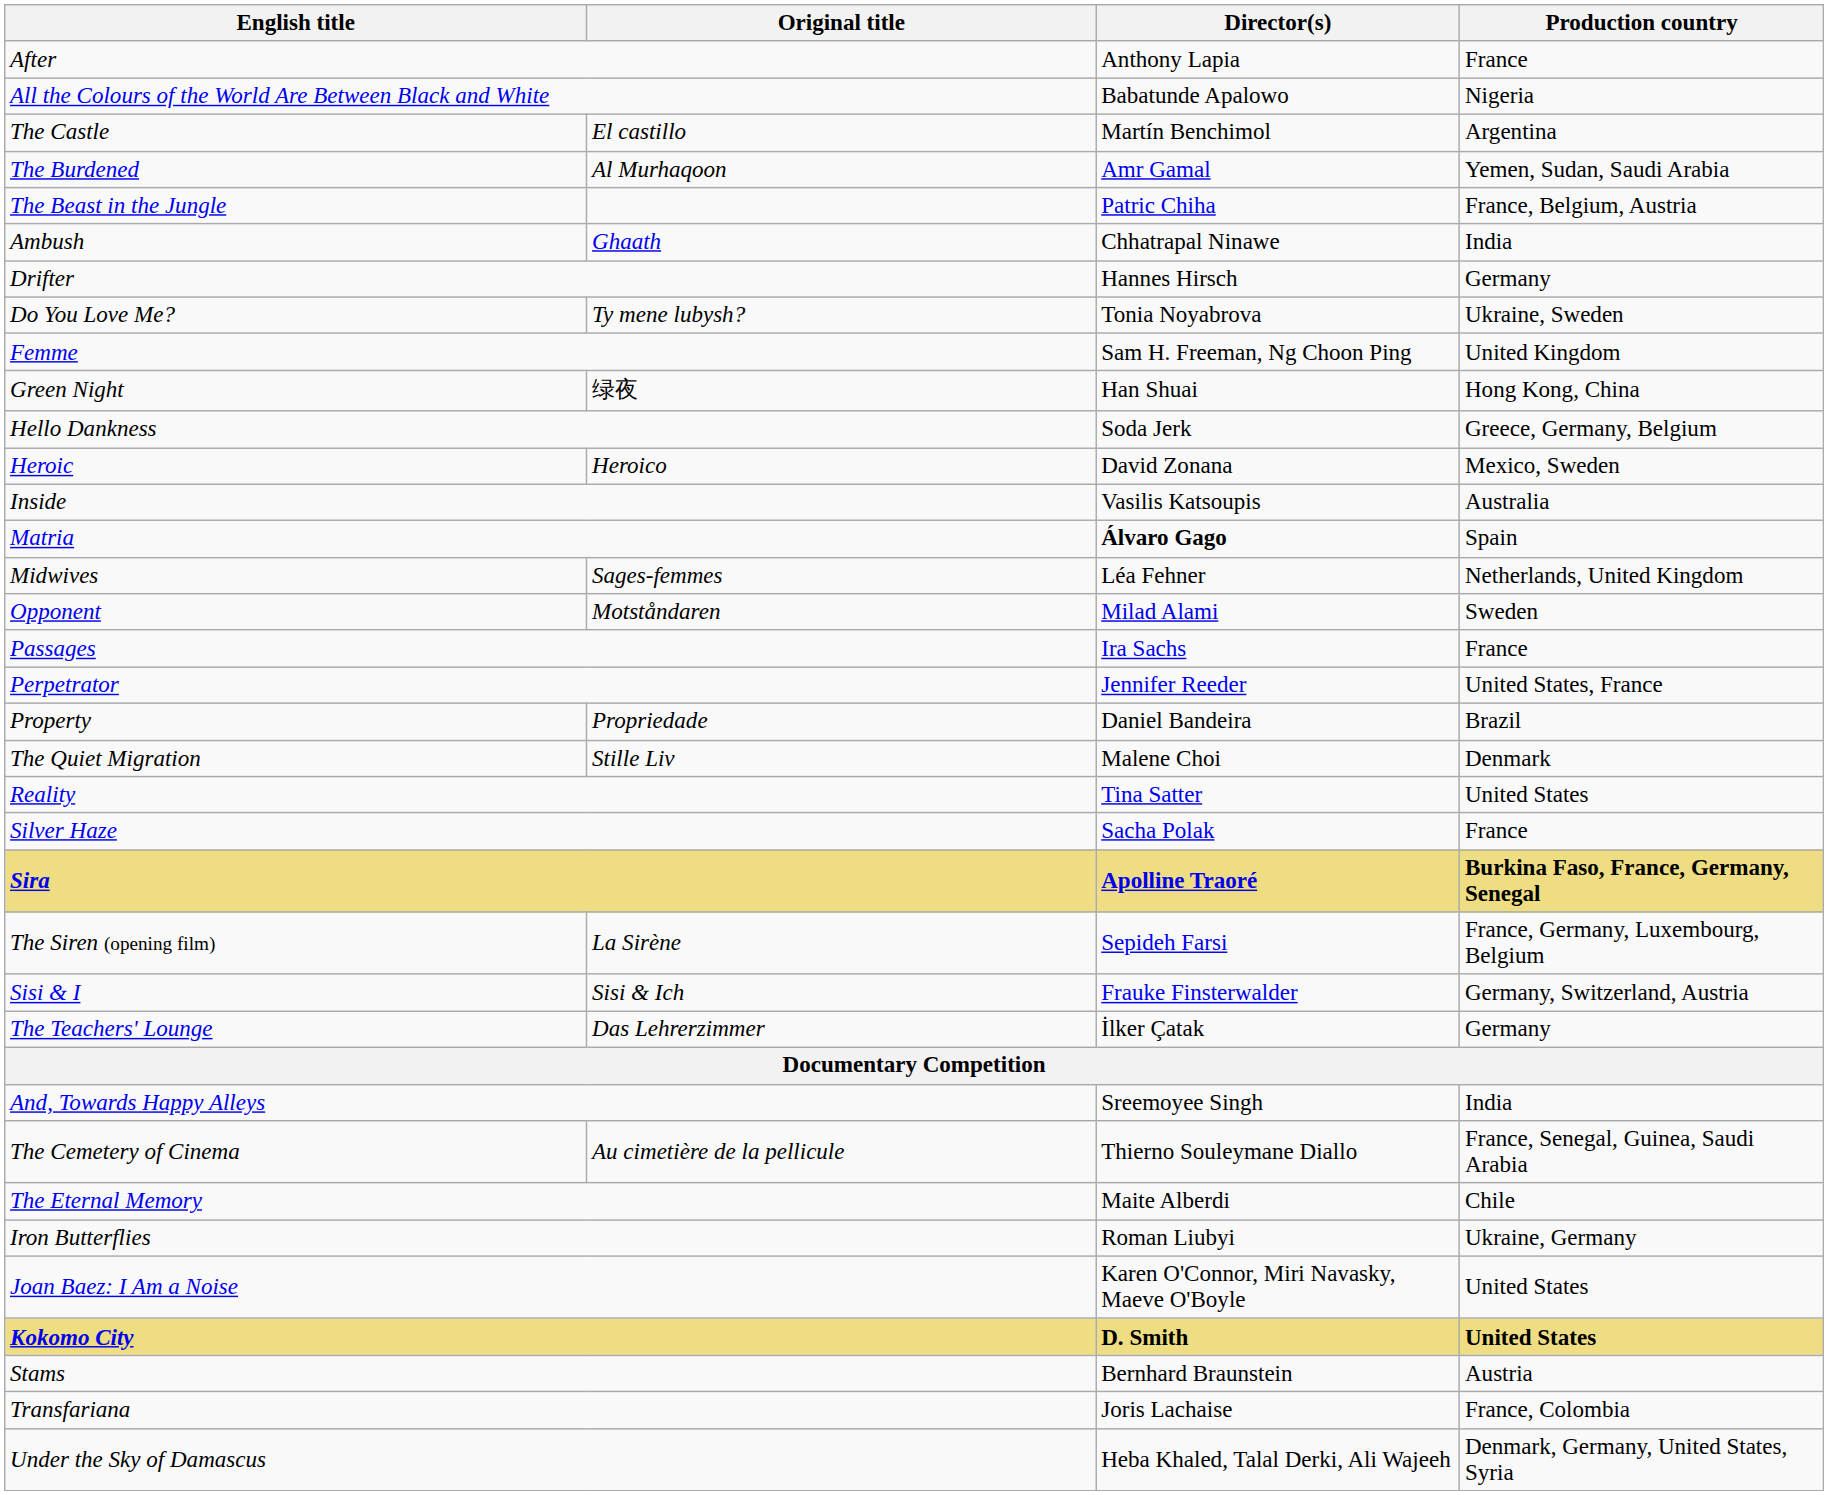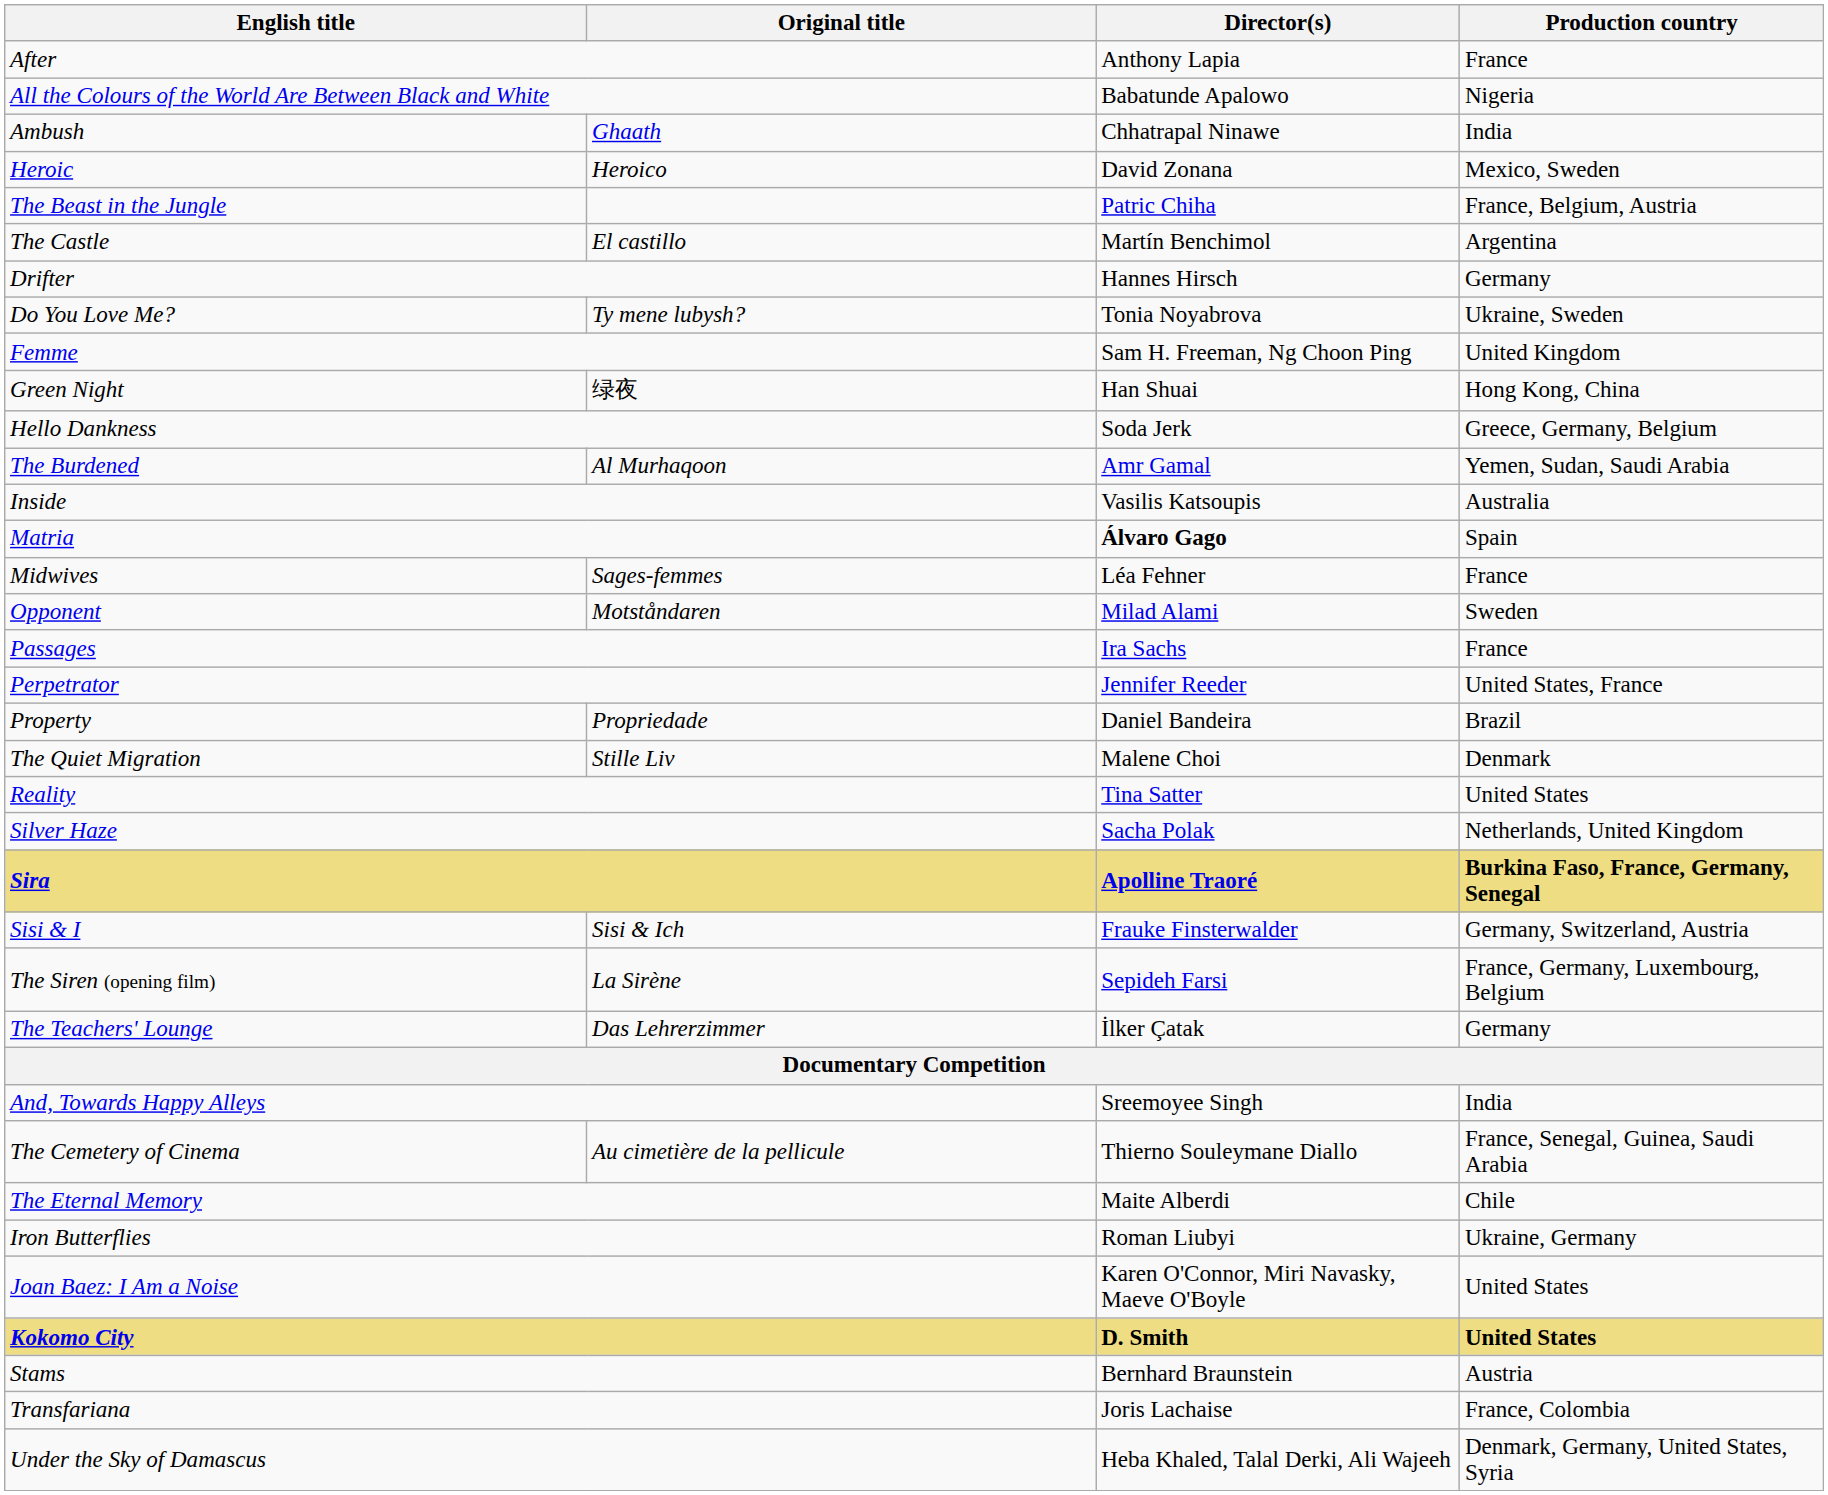rows swapped: (47, 242) <-> (60, 132)
rows swapped: (75, 168) <-> (42, 465)
(1604, 575) Netherlands, United Kingdom -> (1496, 575) France
(1496, 830) France -> (1604, 830) Netherlands, United Kingdom
rows swapped: (113, 942) <-> (45, 992)
